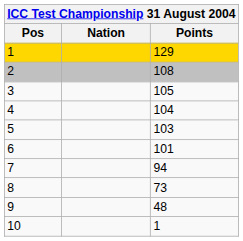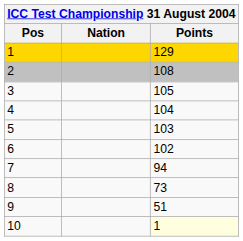(164, 149) 101 -> (164, 149) 102
(160, 206) 48 -> (160, 206) 51
(157, 226) no background -> (157, 226) lightyellow background
